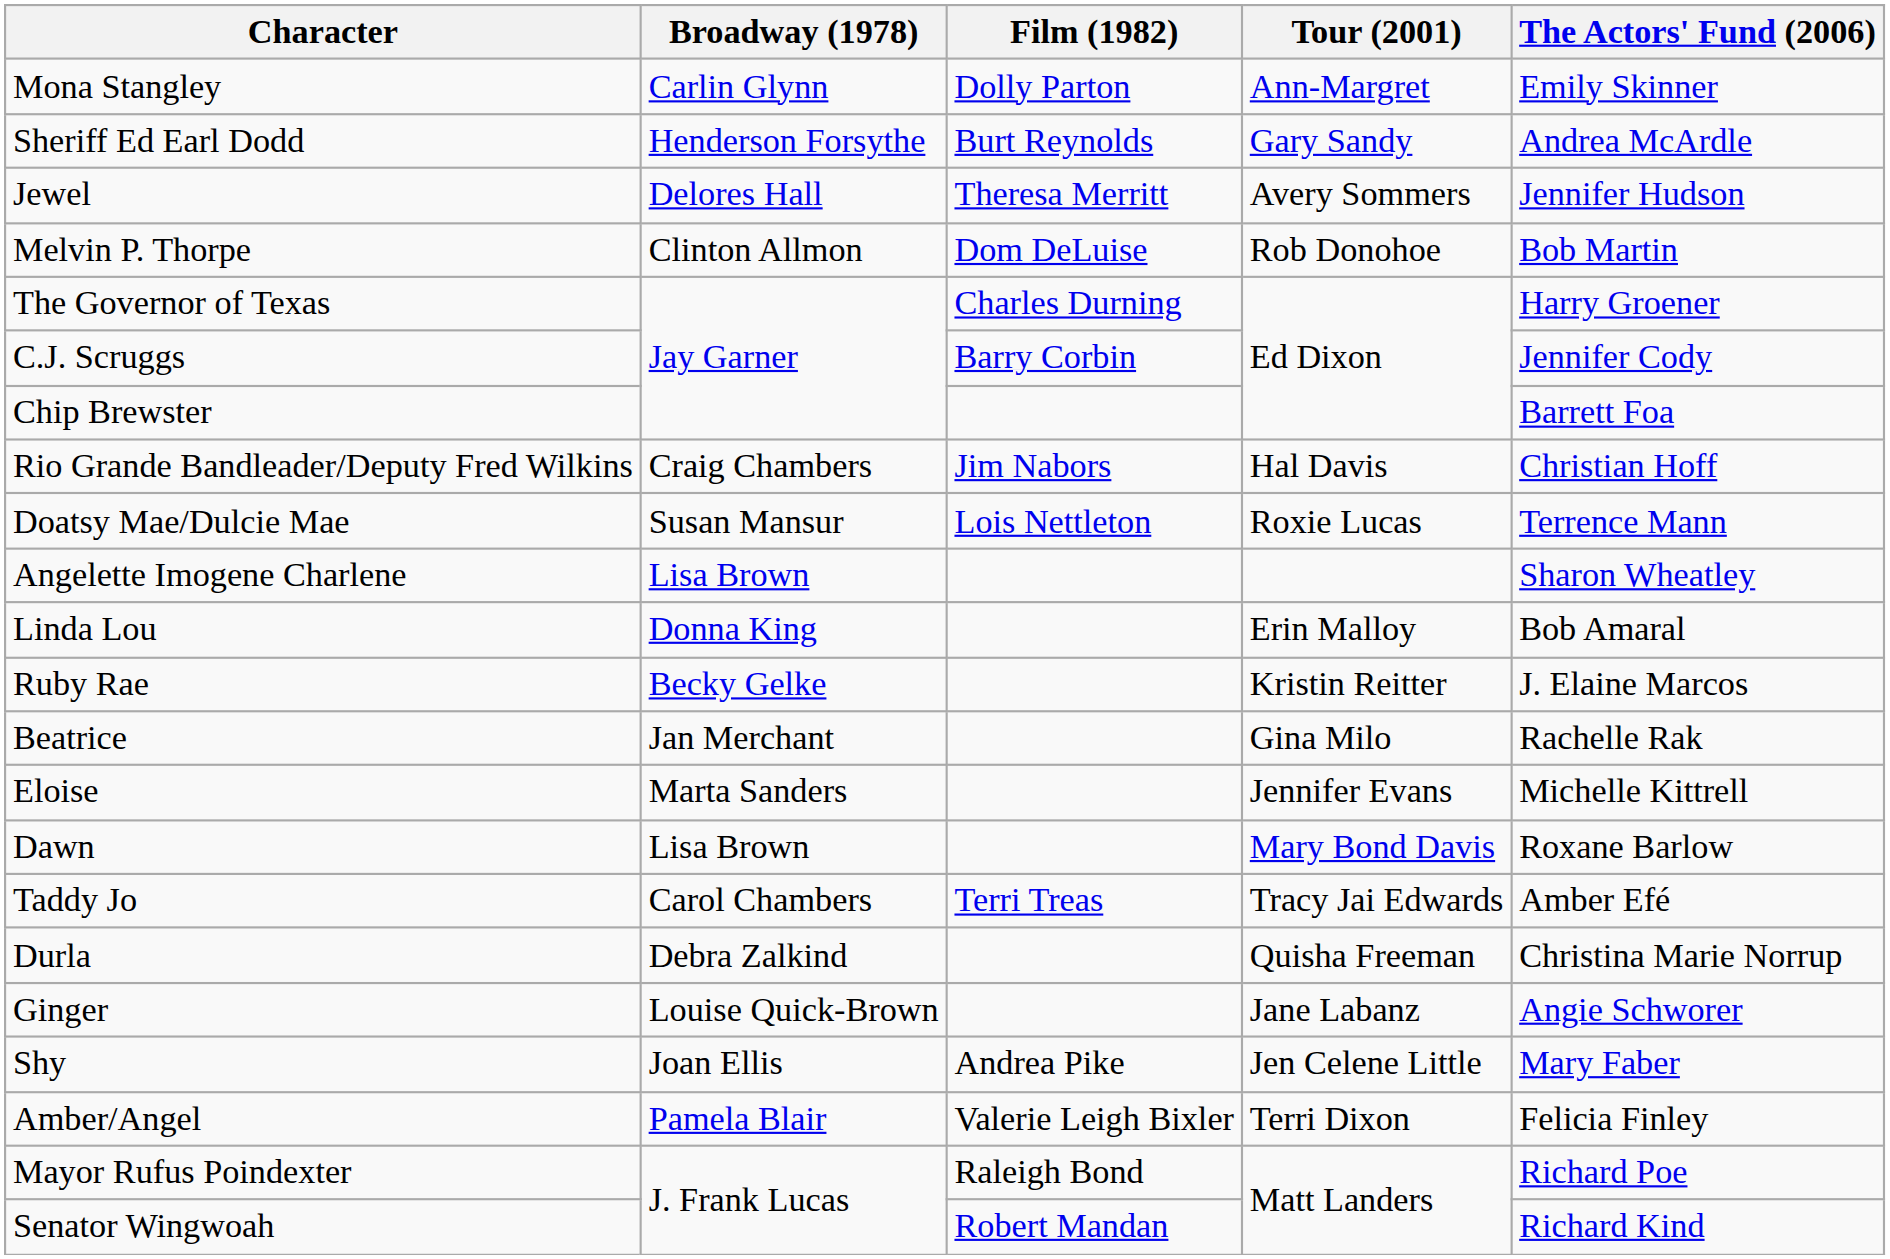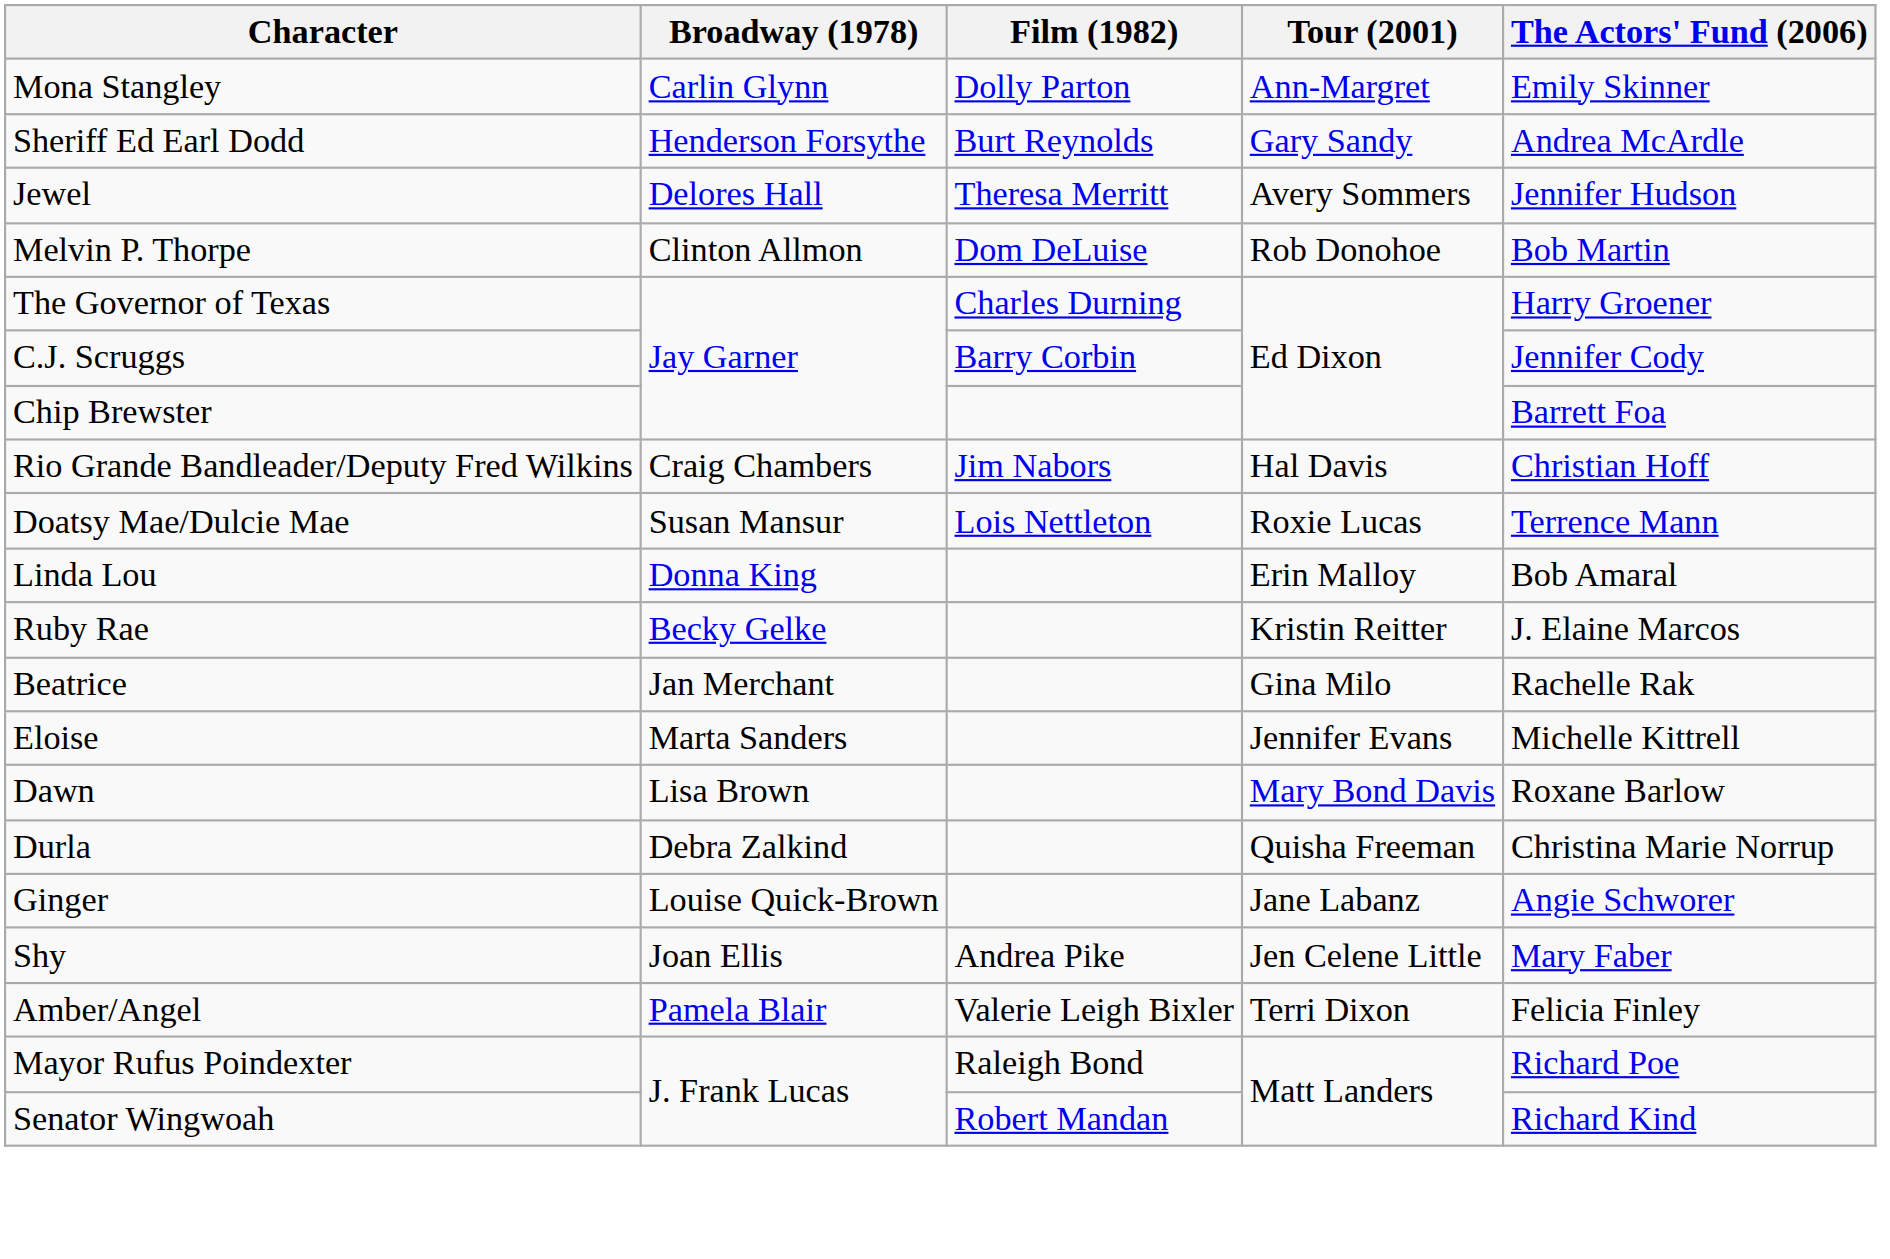- row: (210, 574)
- row: (75, 900)
